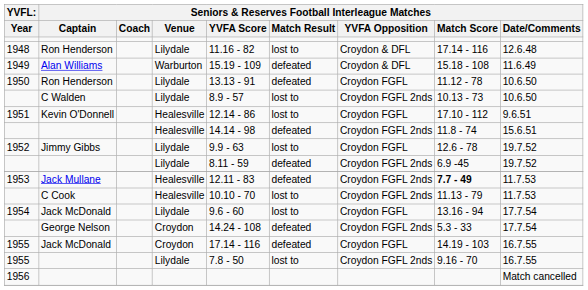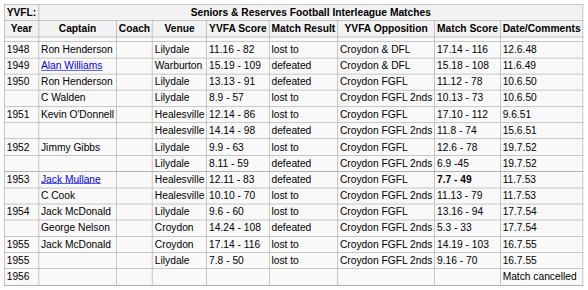(386, 179) Croydon FGFL 2nds -> (374, 179) Croydon FGFL
(291, 244) defeated -> (285, 244) lost to
(374, 244) Croydon FGFL -> (386, 244) Croydon FGFL 2nds
